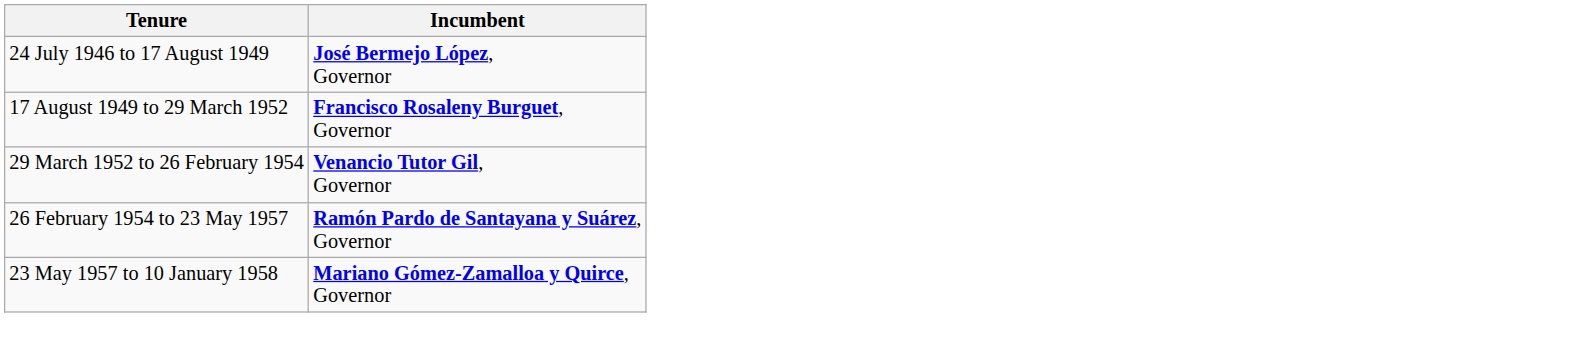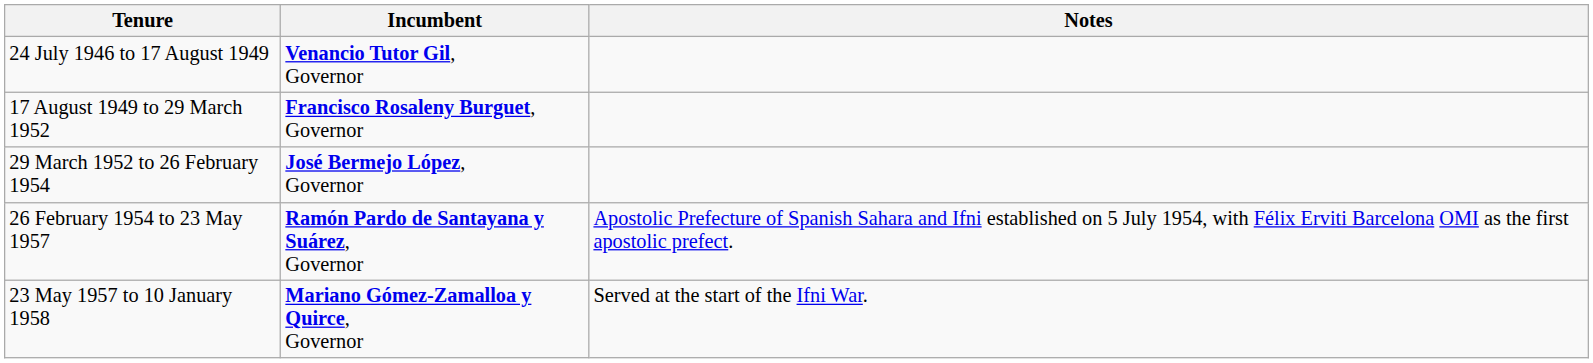+ column: (1089, 20)
(403, 64) José Bermejo López, Governor -> (370, 64) Venancio Tutor Gil, Governor
(398, 174) Venancio Tutor Gil, Governor -> (375, 174) José Bermejo López, Governor
